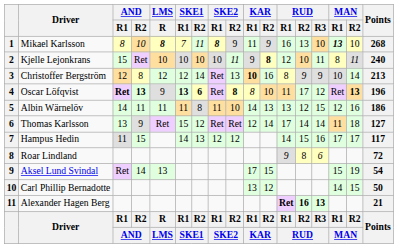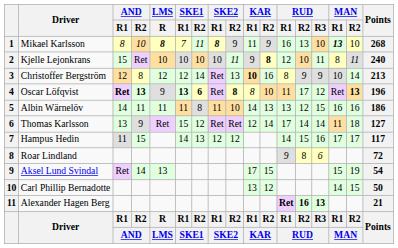(337, 107) 12 -> (337, 107) 16
